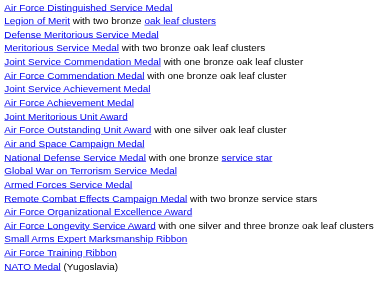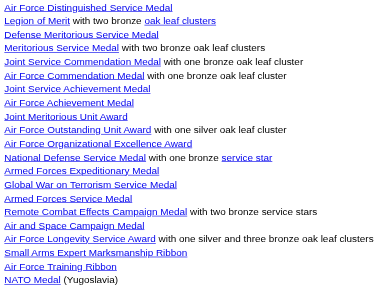rows swapped: (98, 212) <-> (74, 144)
+ row: (82, 171)
